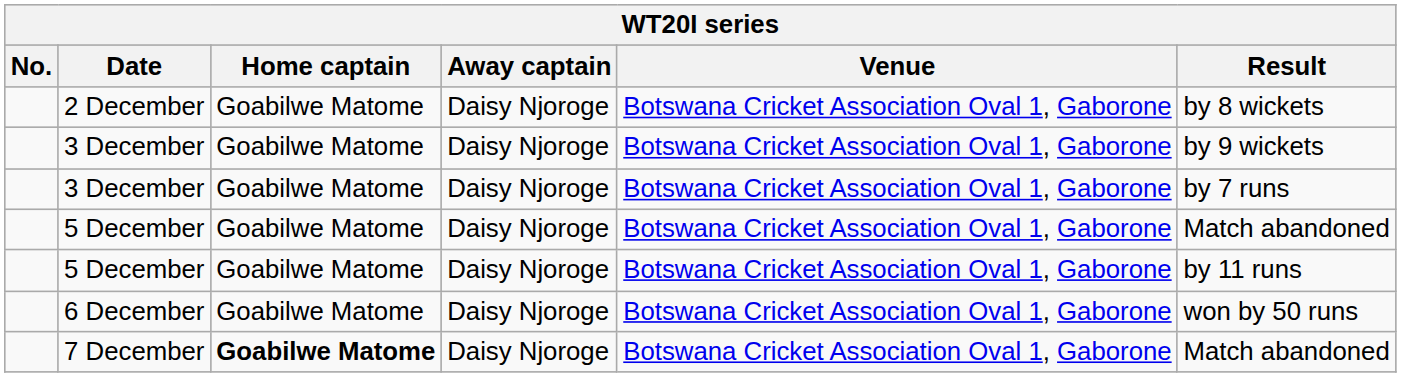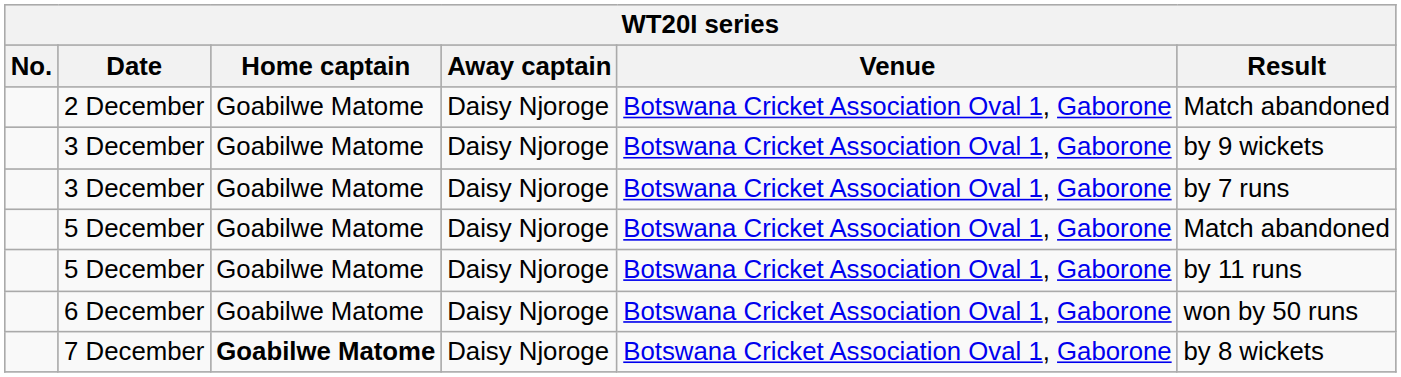(1254, 106) by 8 wickets -> (1287, 106) Match abandoned
(1287, 351) Match abandoned -> (1254, 351) by 8 wickets
